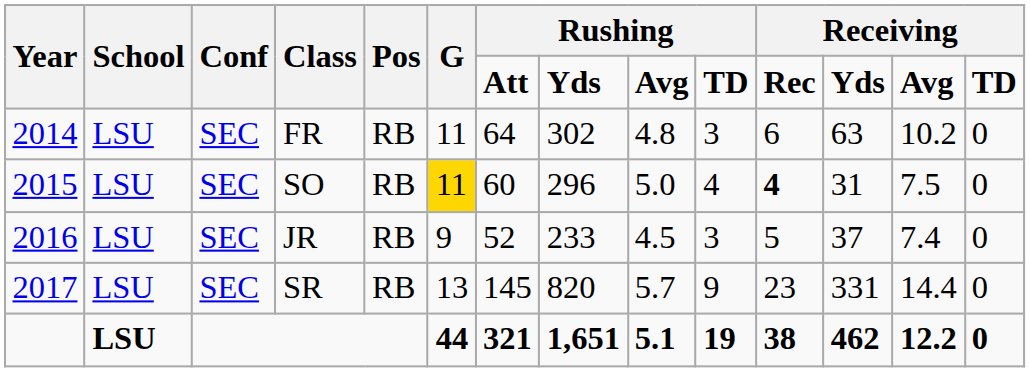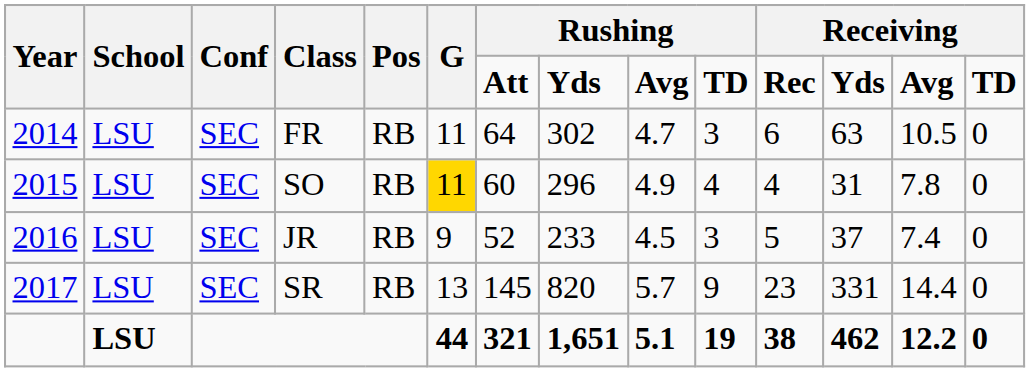(655, 133) 4.8 -> (655, 133) 4.7
(928, 133) 10.2 -> (928, 133) 10.5
(655, 184) 5.0 -> (655, 184) 4.9
(772, 184) bold -> (772, 184) normal
(920, 184) 7.5 -> (920, 184) 7.8
